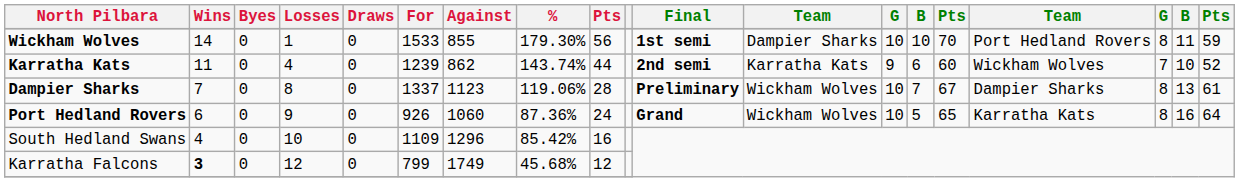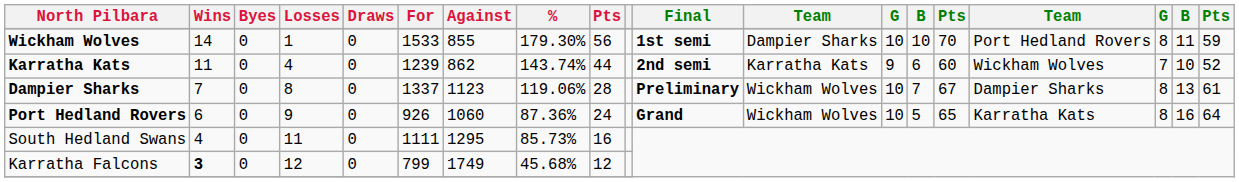(293, 140) 10 -> (293, 140) 11
(421, 140) 1109 -> (421, 140) 1111
(466, 140) 1296 -> (466, 140) 1295
(548, 140) 85.42% -> (548, 140) 85.73%
